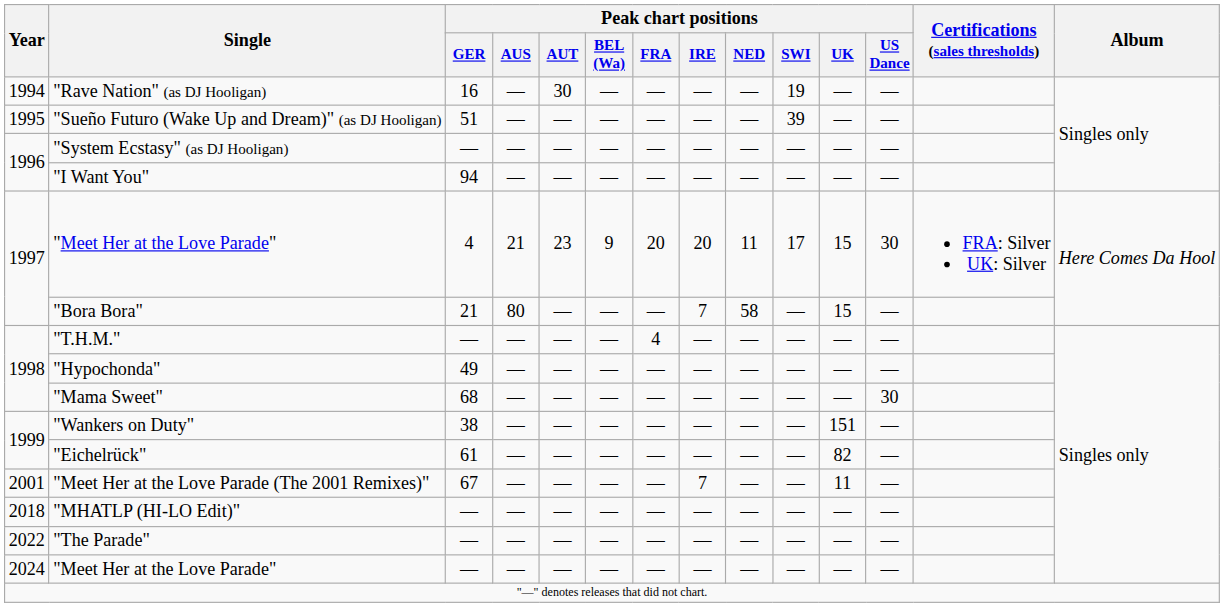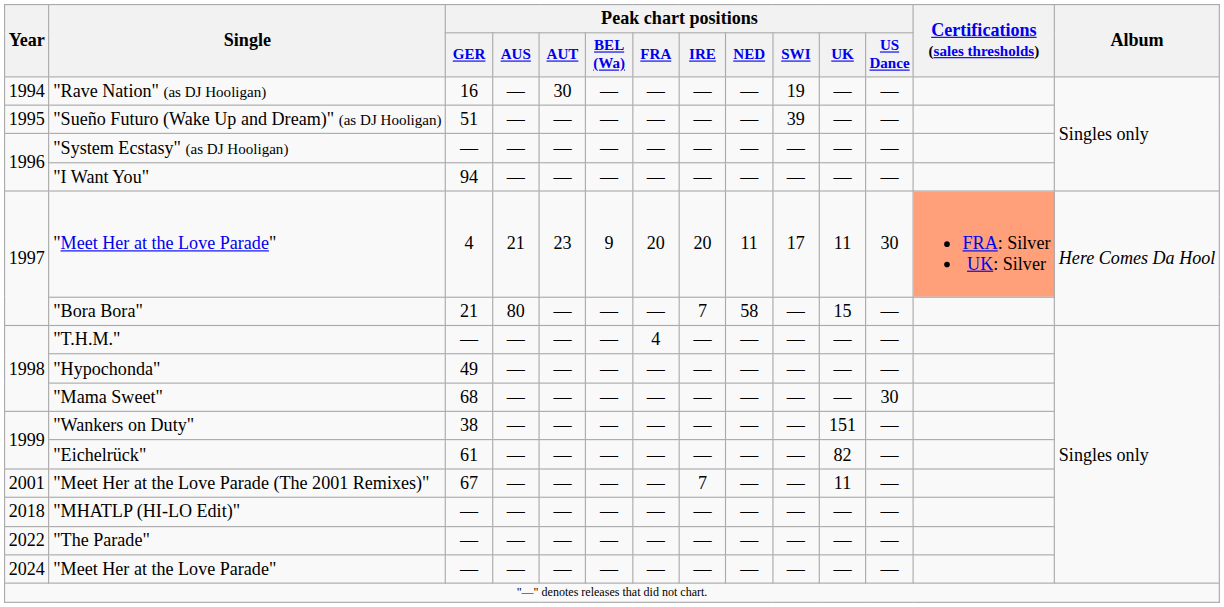(843, 243) 15 -> (843, 243) 11
(984, 254) no background -> (984, 254) lightsalmon background
